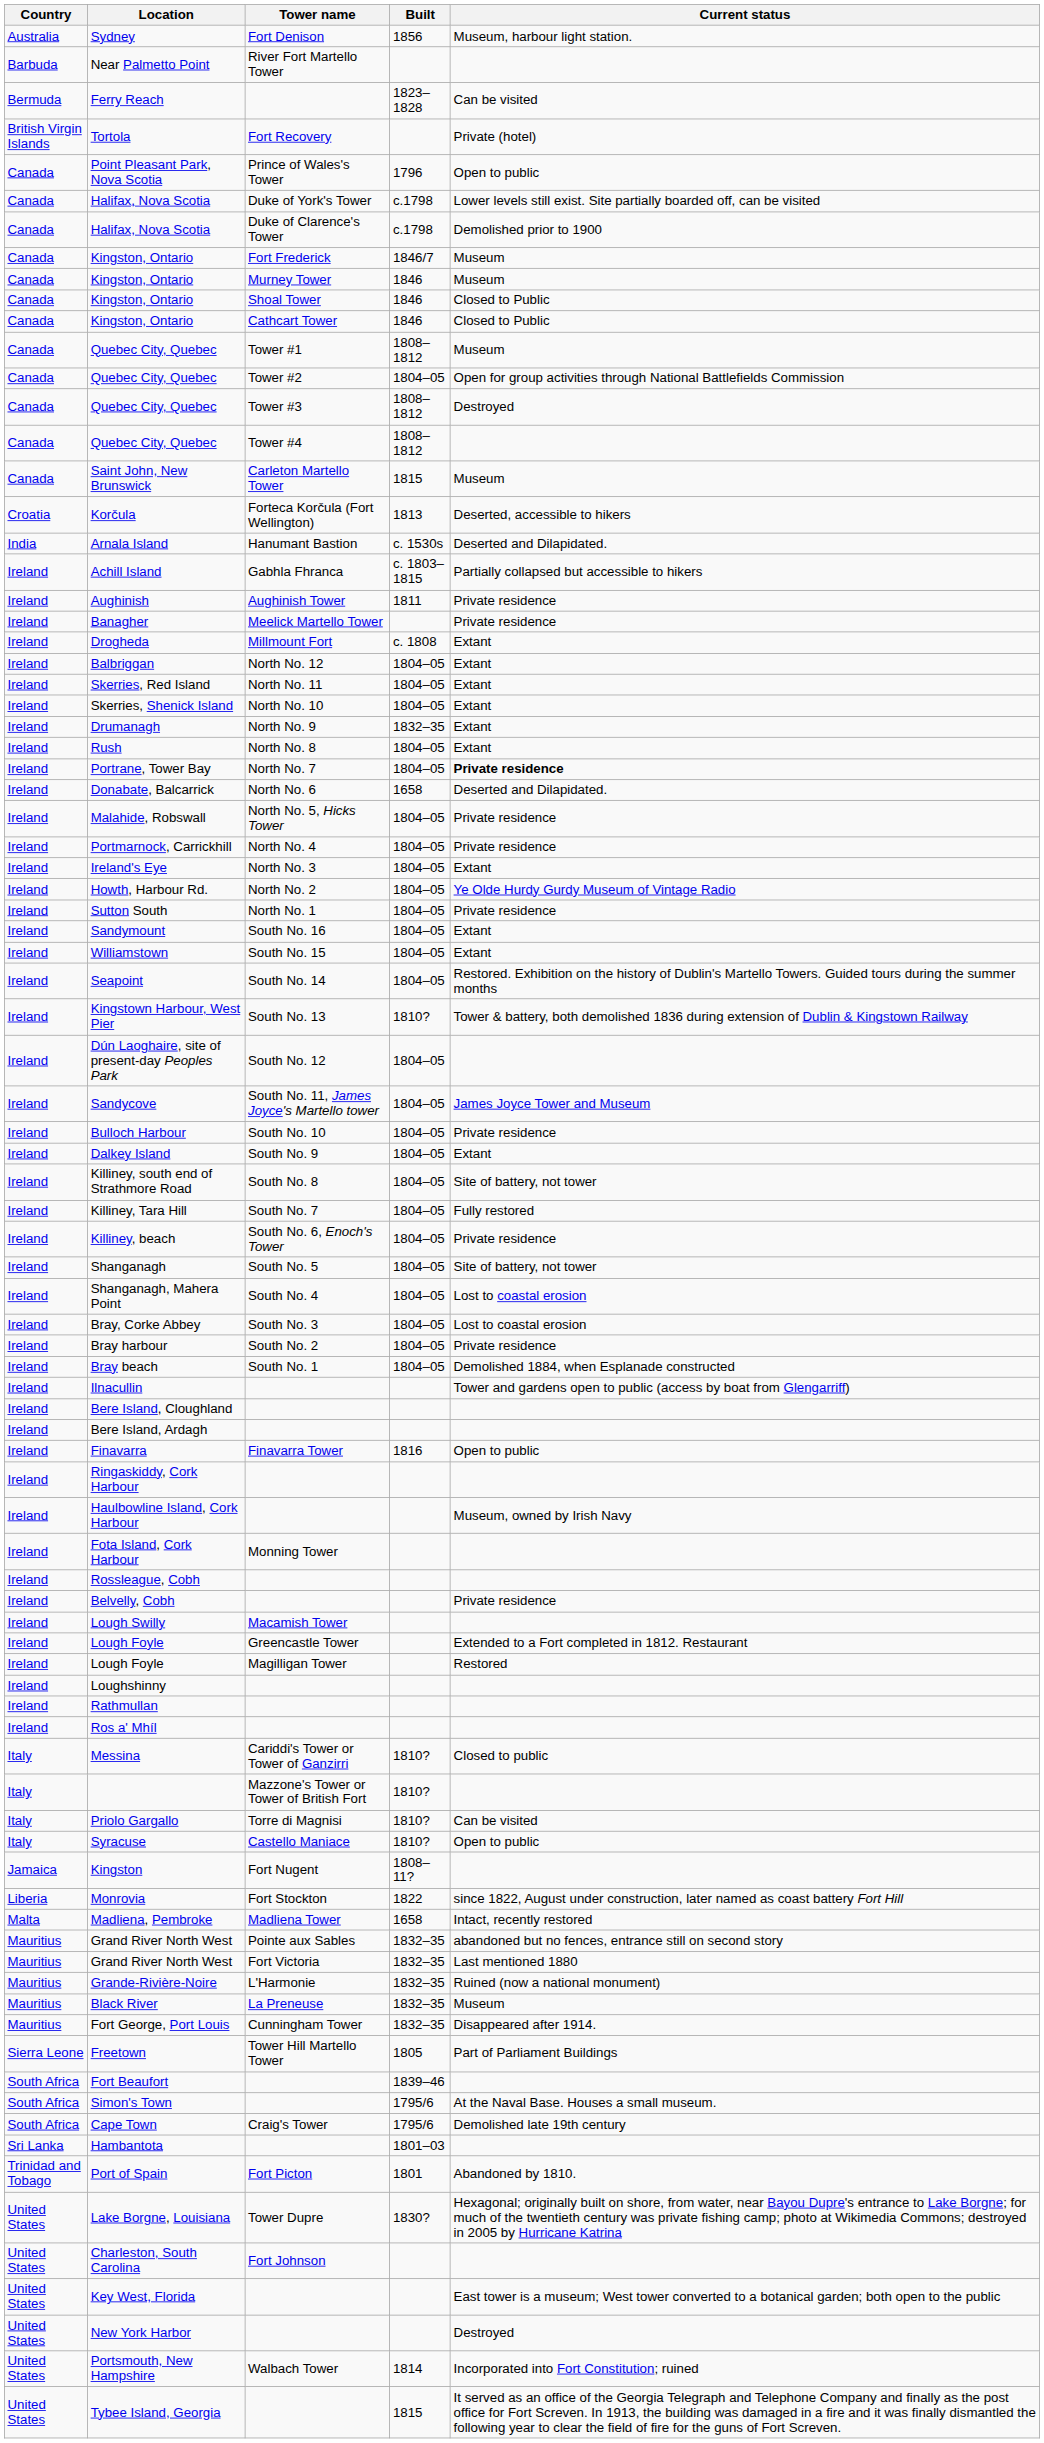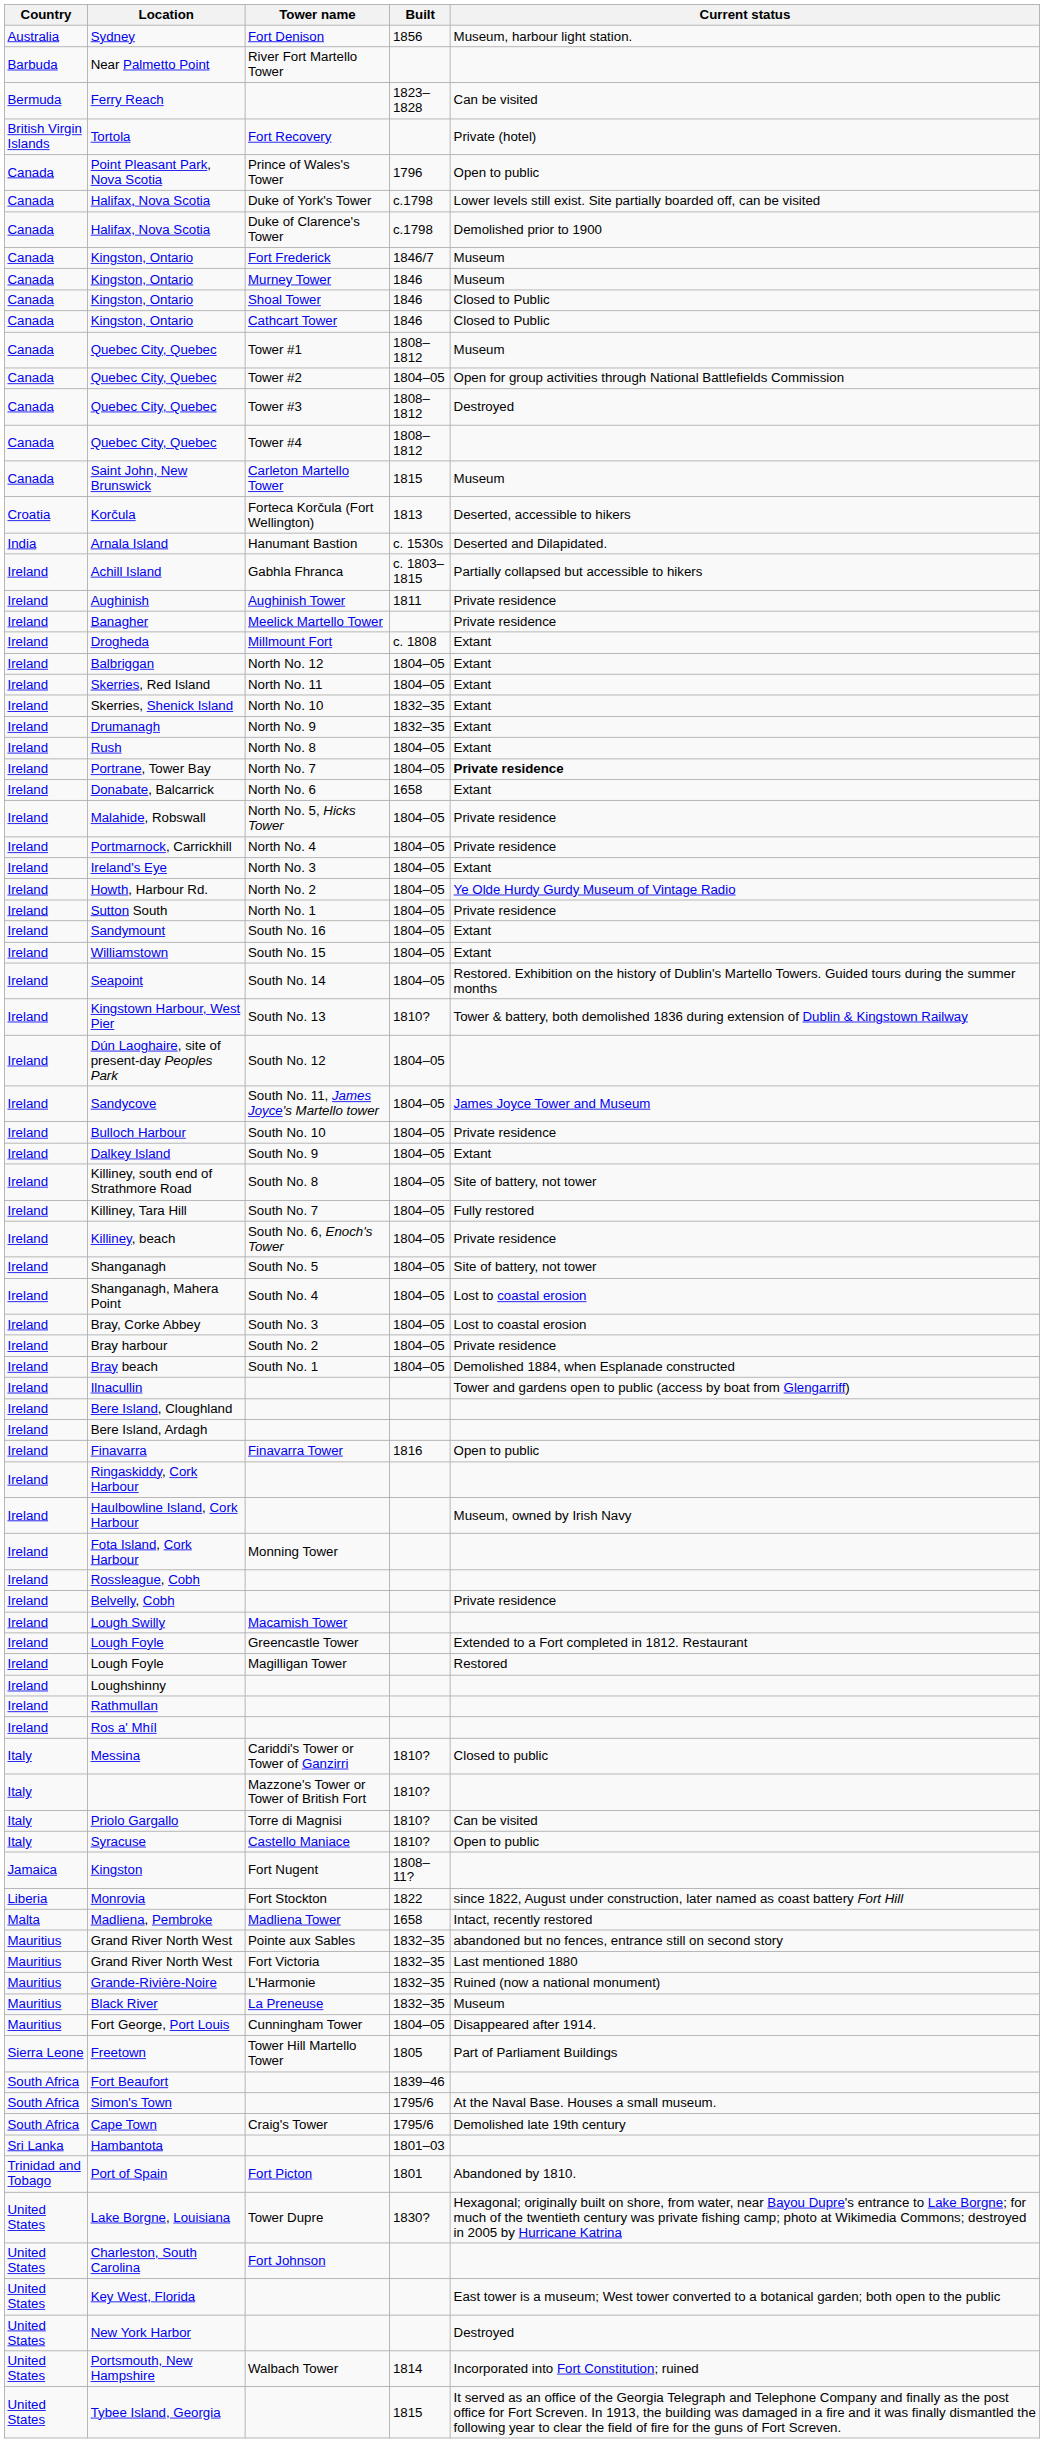(419, 705) 1804–05 -> (419, 705) 1832–35
(530, 790) Deserted and Dilapidated. -> (472, 790) Extant
(419, 2025) 1832–35 -> (419, 2025) 1804–05
